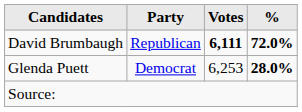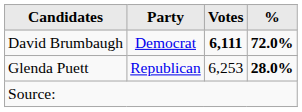(165, 43) Republican -> (165, 43) Democrat
(165, 68) Democrat -> (165, 68) Republican
